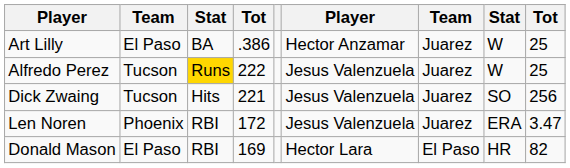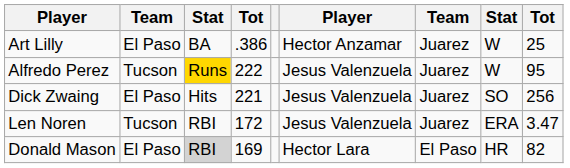(538, 70) 25 -> (536, 70) 95
(150, 96) Tucson -> (152, 96) El Paso
(153, 123) Phoenix -> (150, 123) Tucson
(205, 149) no background -> (202, 149) lightgrey background
